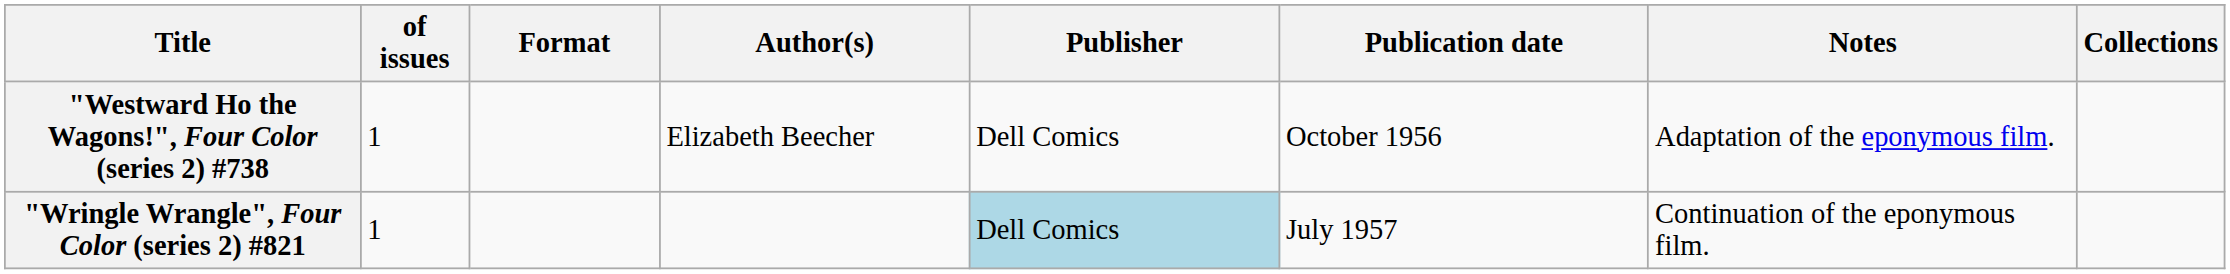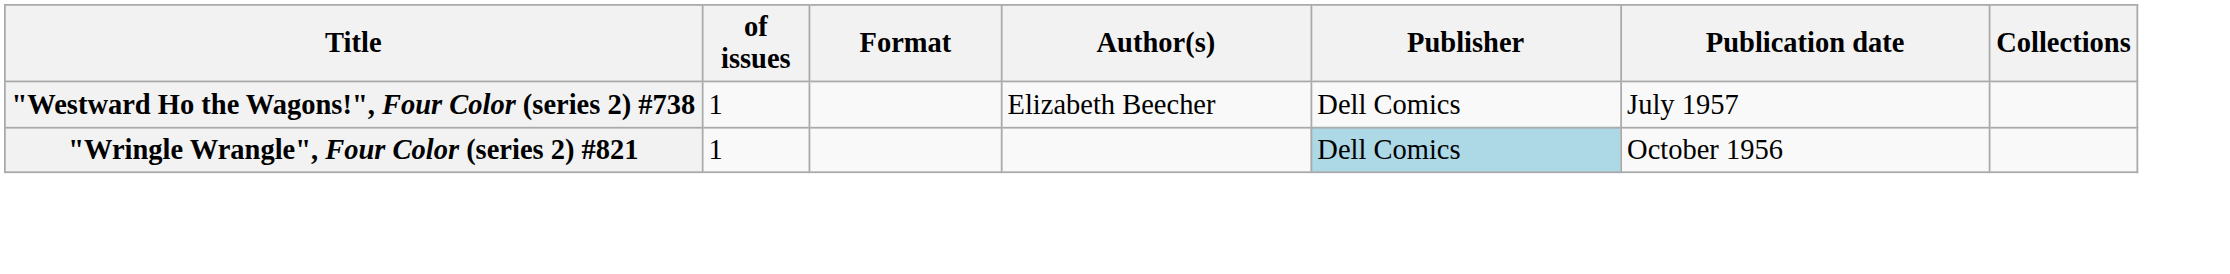- column: (1863, 43)
(1364, 136) October 1956 -> (1683, 104) July 1957
(1342, 229) July 1957 -> (1705, 149) October 1956
